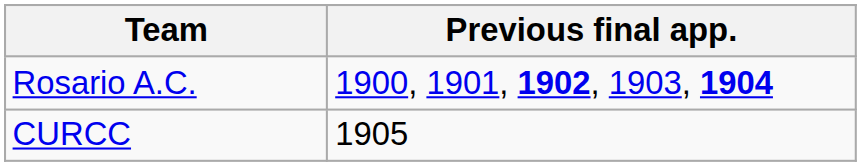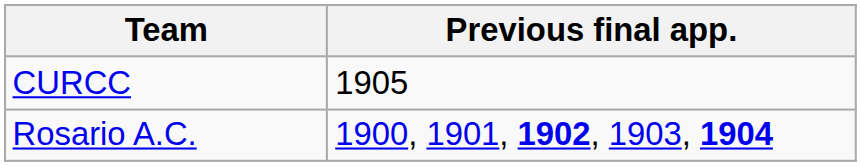rows swapped: (105, 82) <-> (72, 134)
